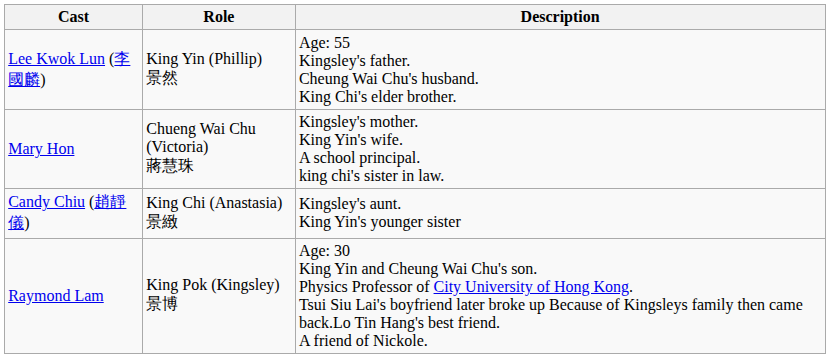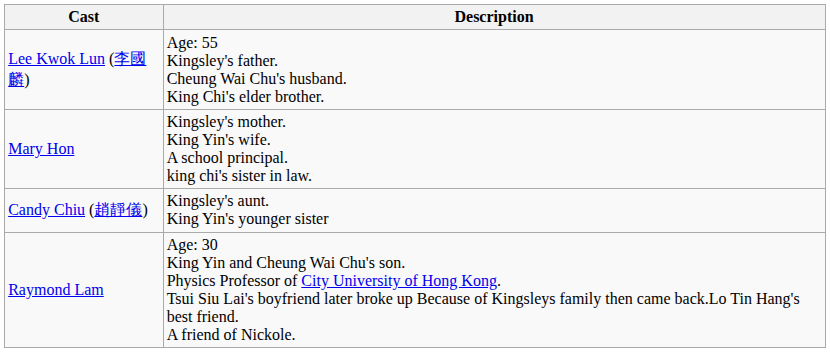- column: (219, 17)
